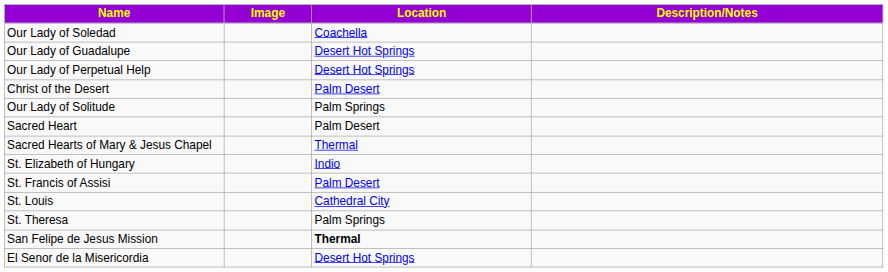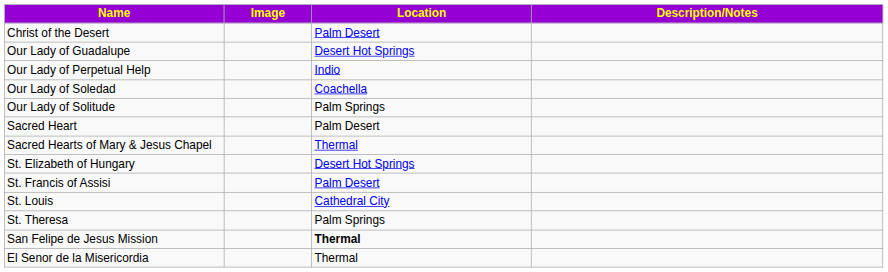rows swapped: (58, 88) <-> (61, 32)
(365, 70) Desert Hot Springs -> (327, 70) Indio
(327, 164) Indio -> (365, 164) Desert Hot Springs
(365, 257) Desert Hot Springs -> (336, 257) Thermal
